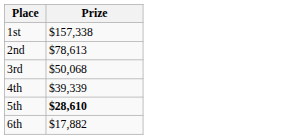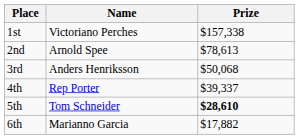+ column: (122, 13)
(68, 87) $39,339 -> (219, 87) $39,337
